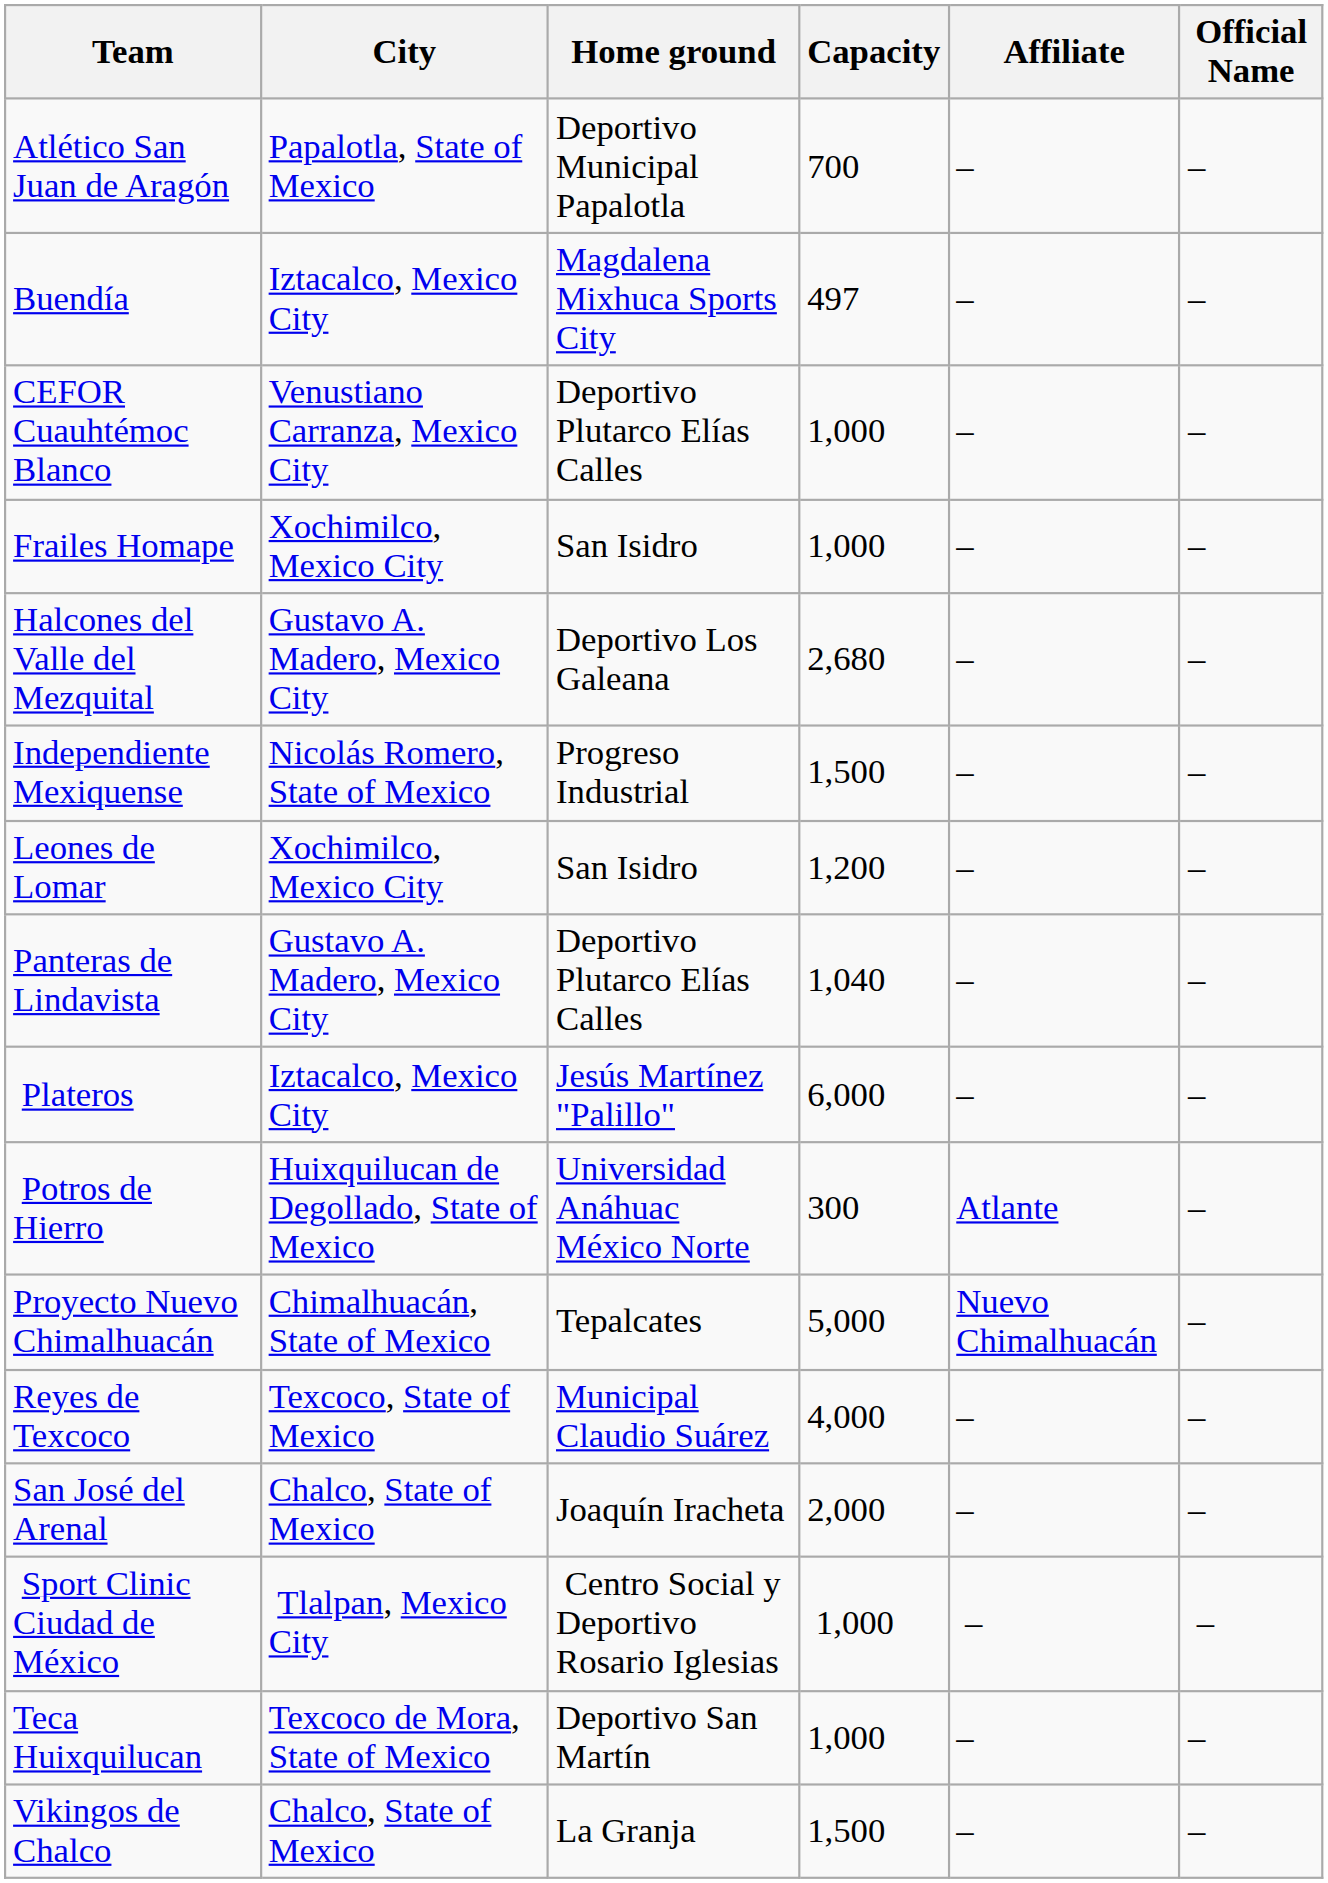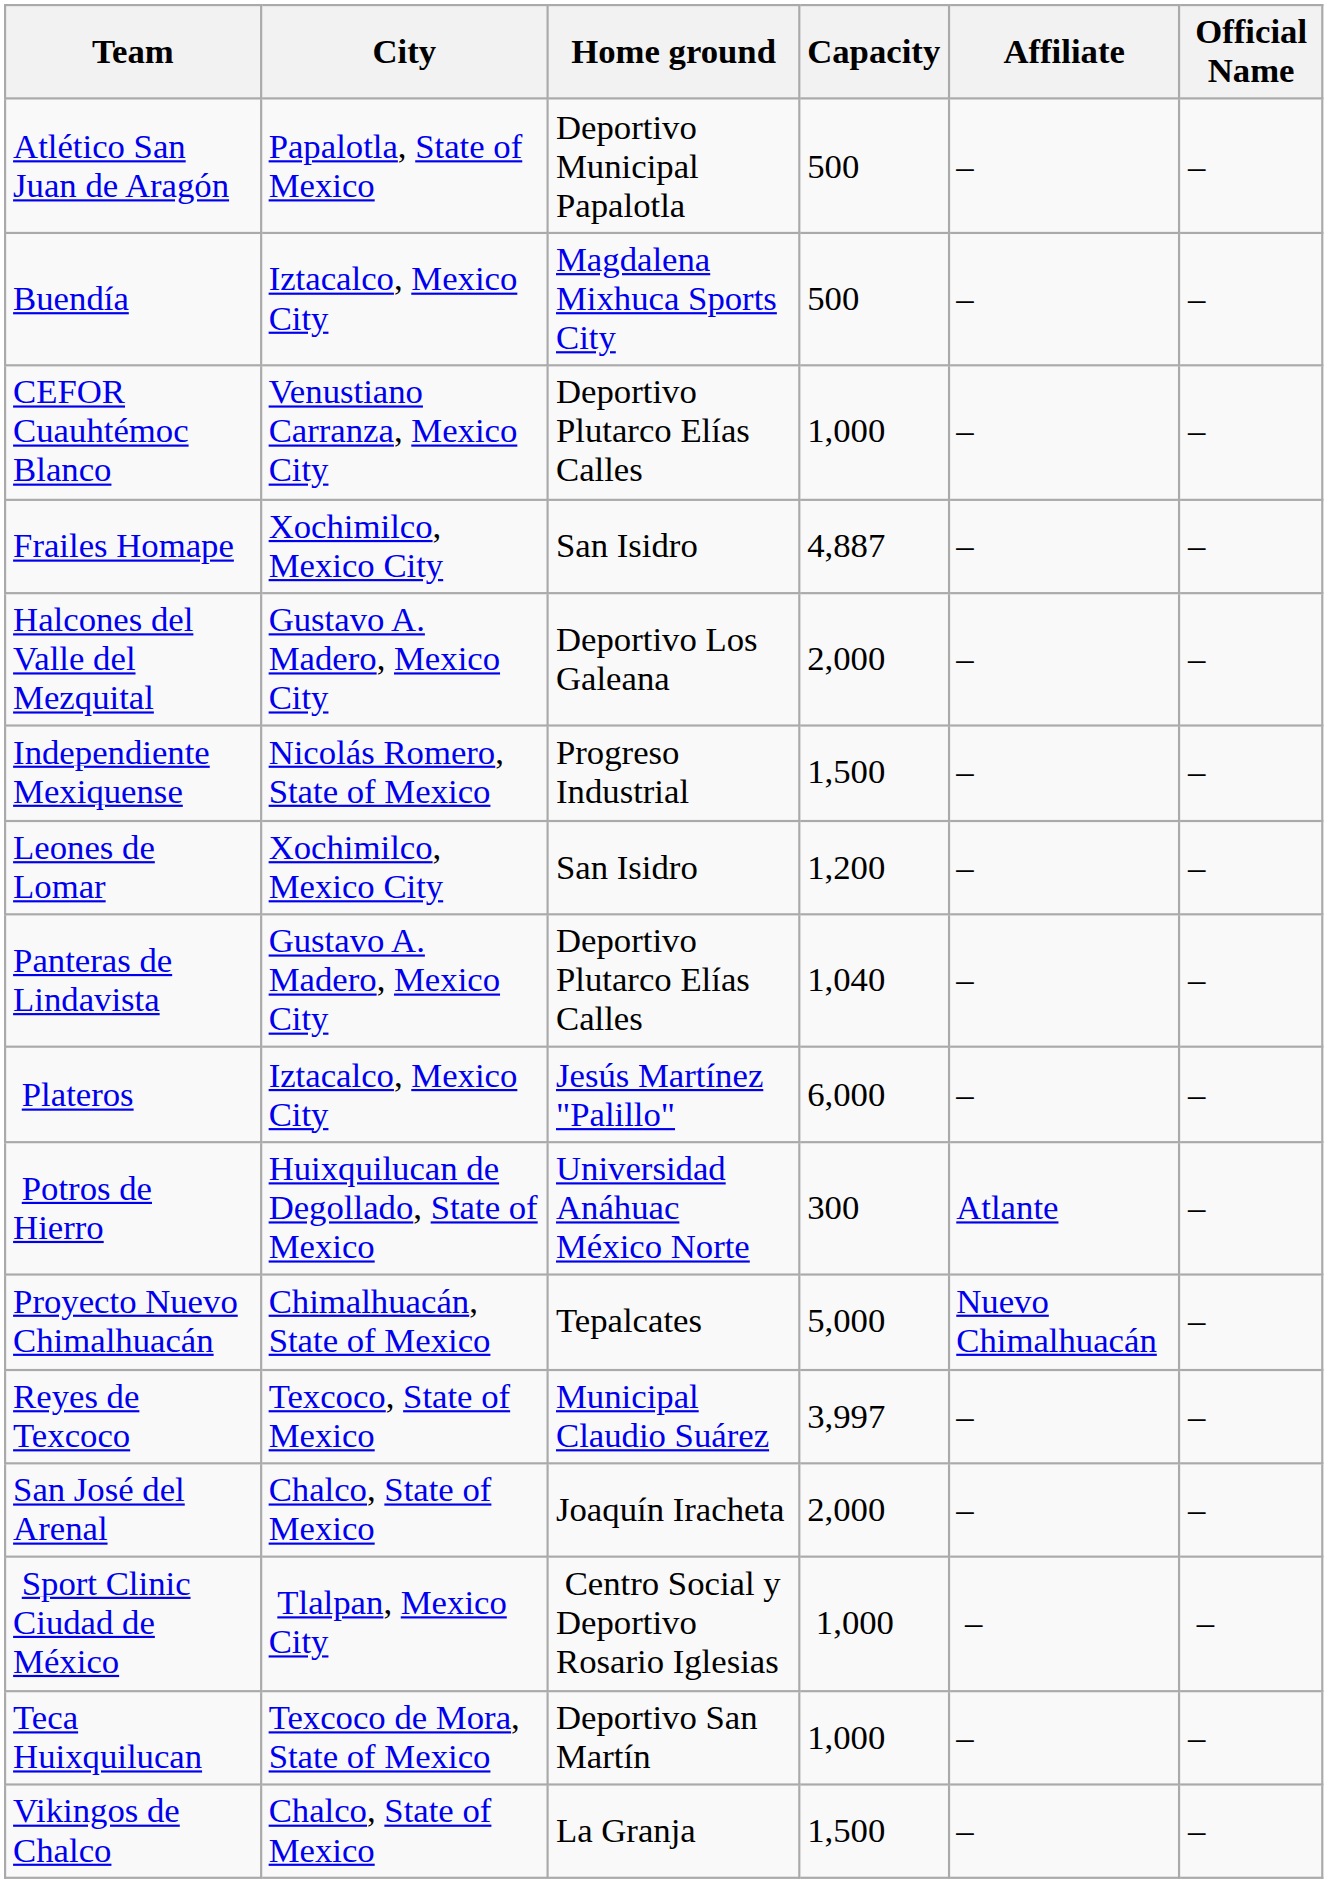(833, 165) 700 -> (833, 165) 500
(833, 298) 497 -> (833, 298) 500
(846, 545) 1,000 -> (846, 545) 4,887
(846, 658) 2,680 -> (846, 658) 2,000
(846, 1415) 4,000 -> (846, 1415) 3,997
